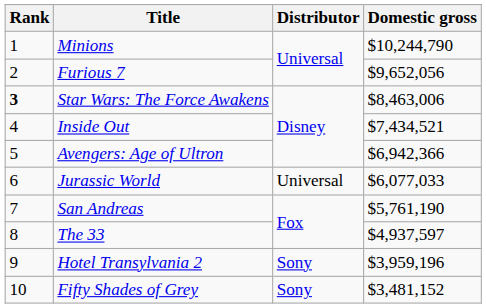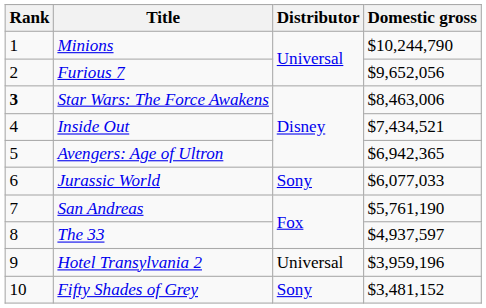(406, 153) $6,942,366 -> (406, 153) $6,942,365
(310, 180) Universal -> (294, 180) Sony
(294, 262) Sony -> (310, 262) Universal
